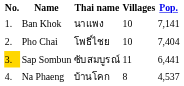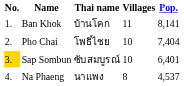(89, 24) นาแพง -> (92, 24) บ้านโคก
(127, 24) 10 -> (127, 24) 11
(169, 24) 7,141 -> (169, 24) 8,141
(127, 59) 11 -> (127, 59) 10
(169, 59) 6,441 -> (169, 59) 6,401
(92, 77) บ้านโคก -> (89, 77) นาแพง
